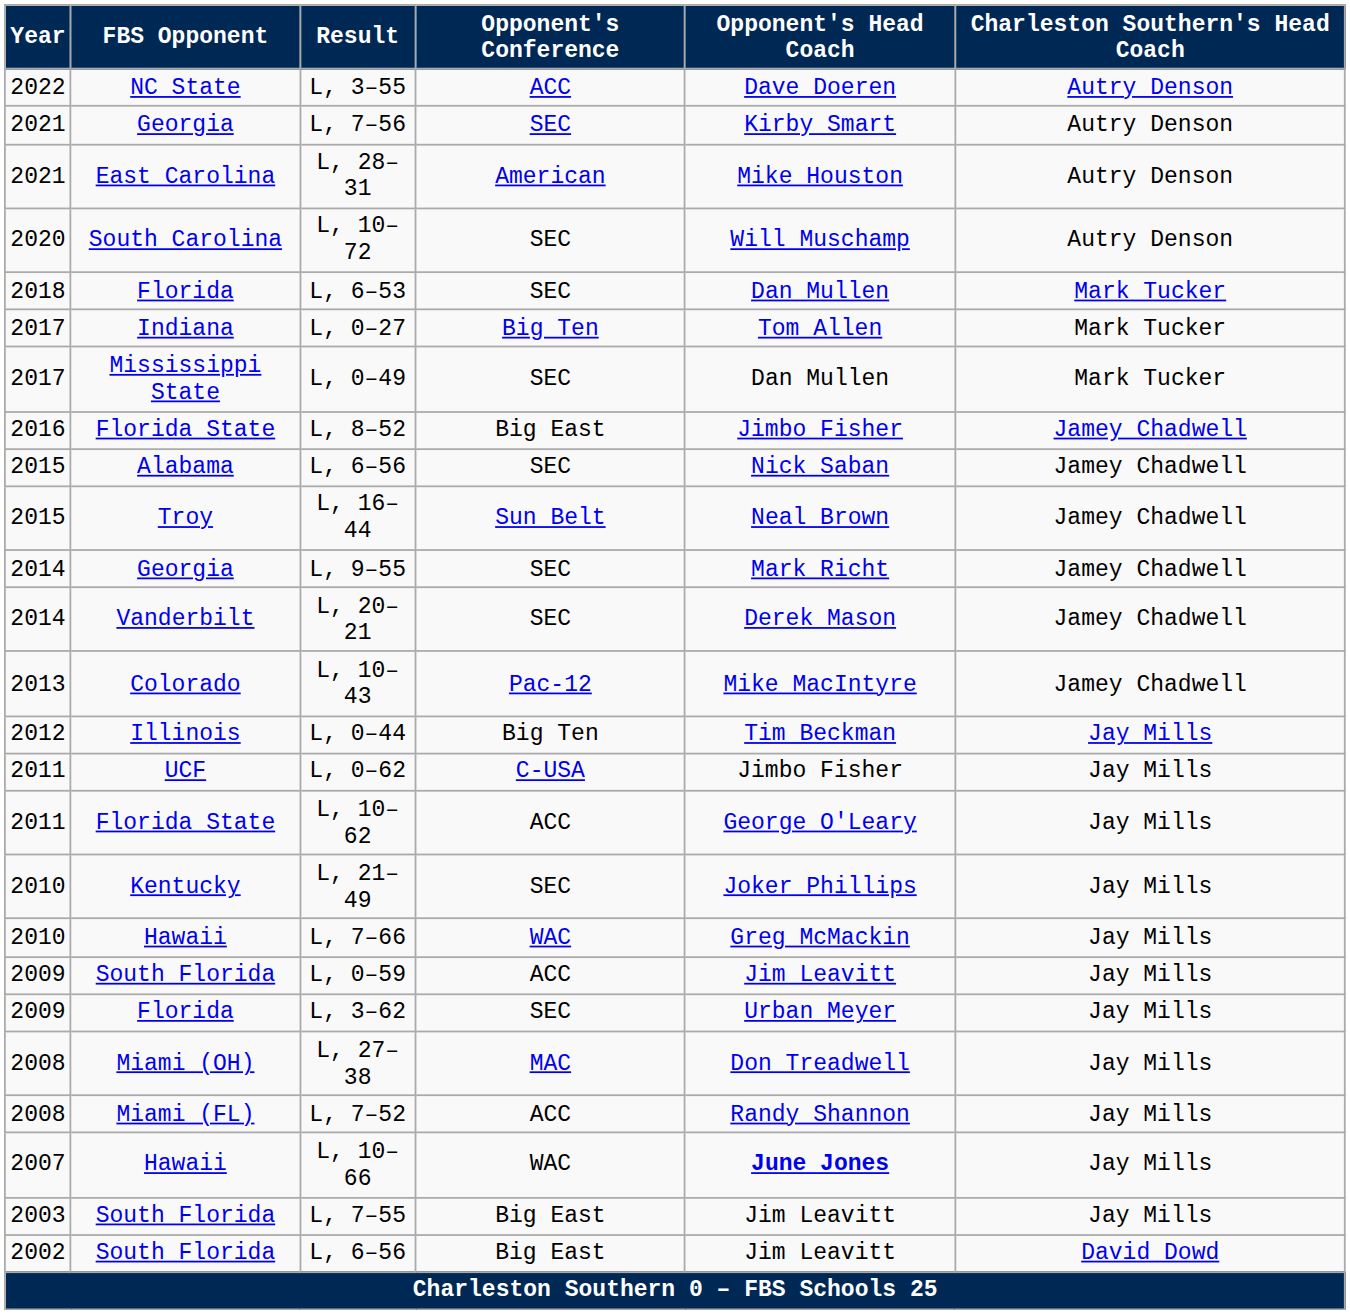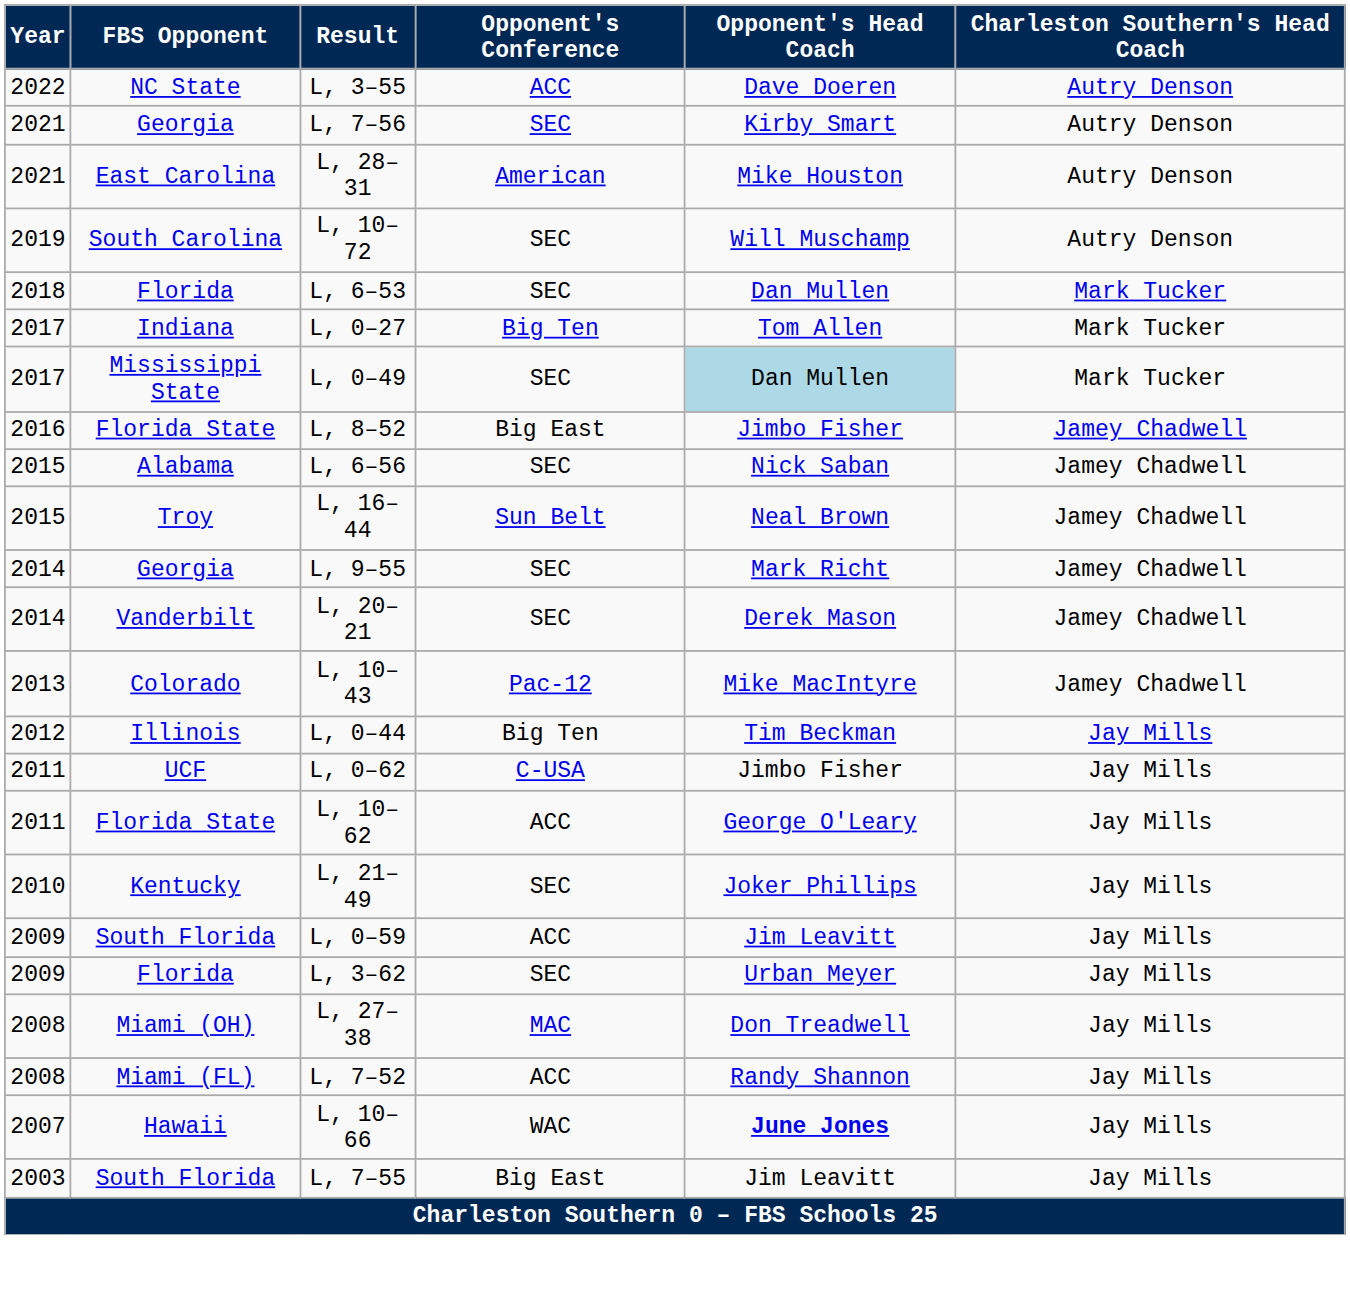(38, 240) 2020 -> (38, 240) 2019
(820, 379) no background -> (820, 379) lightblue background
- row: (185, 938)
- row: (185, 1253)
